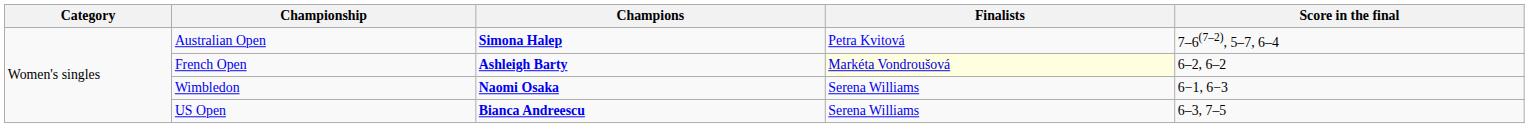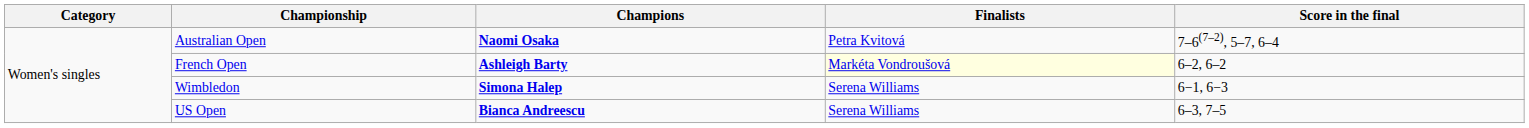(520, 40) Simona Halep -> (519, 40) Naomi Osaka
(519, 88) Naomi Osaka -> (520, 88) Simona Halep
